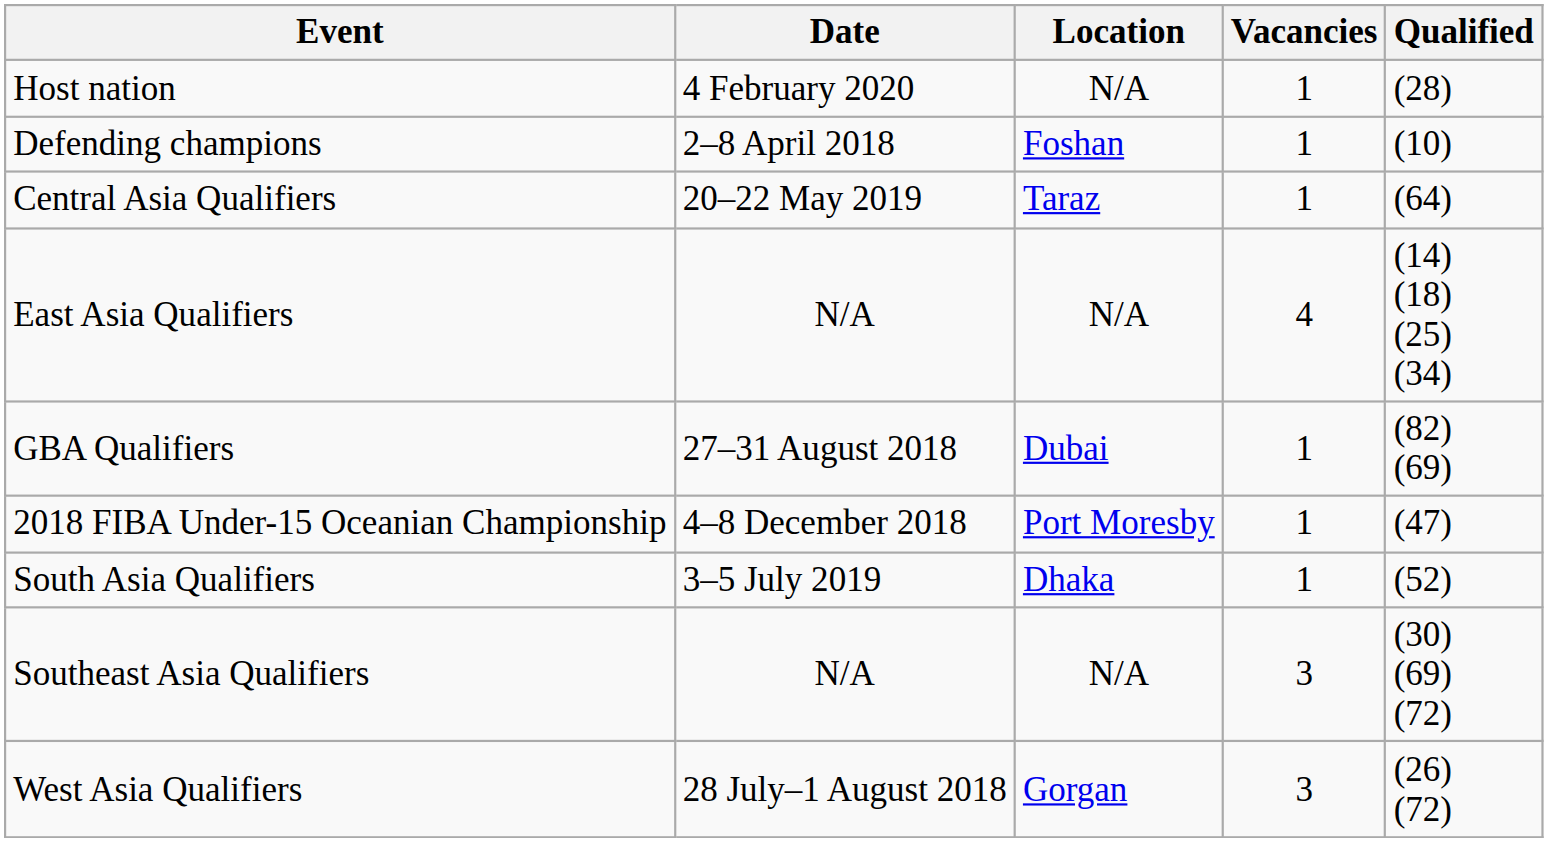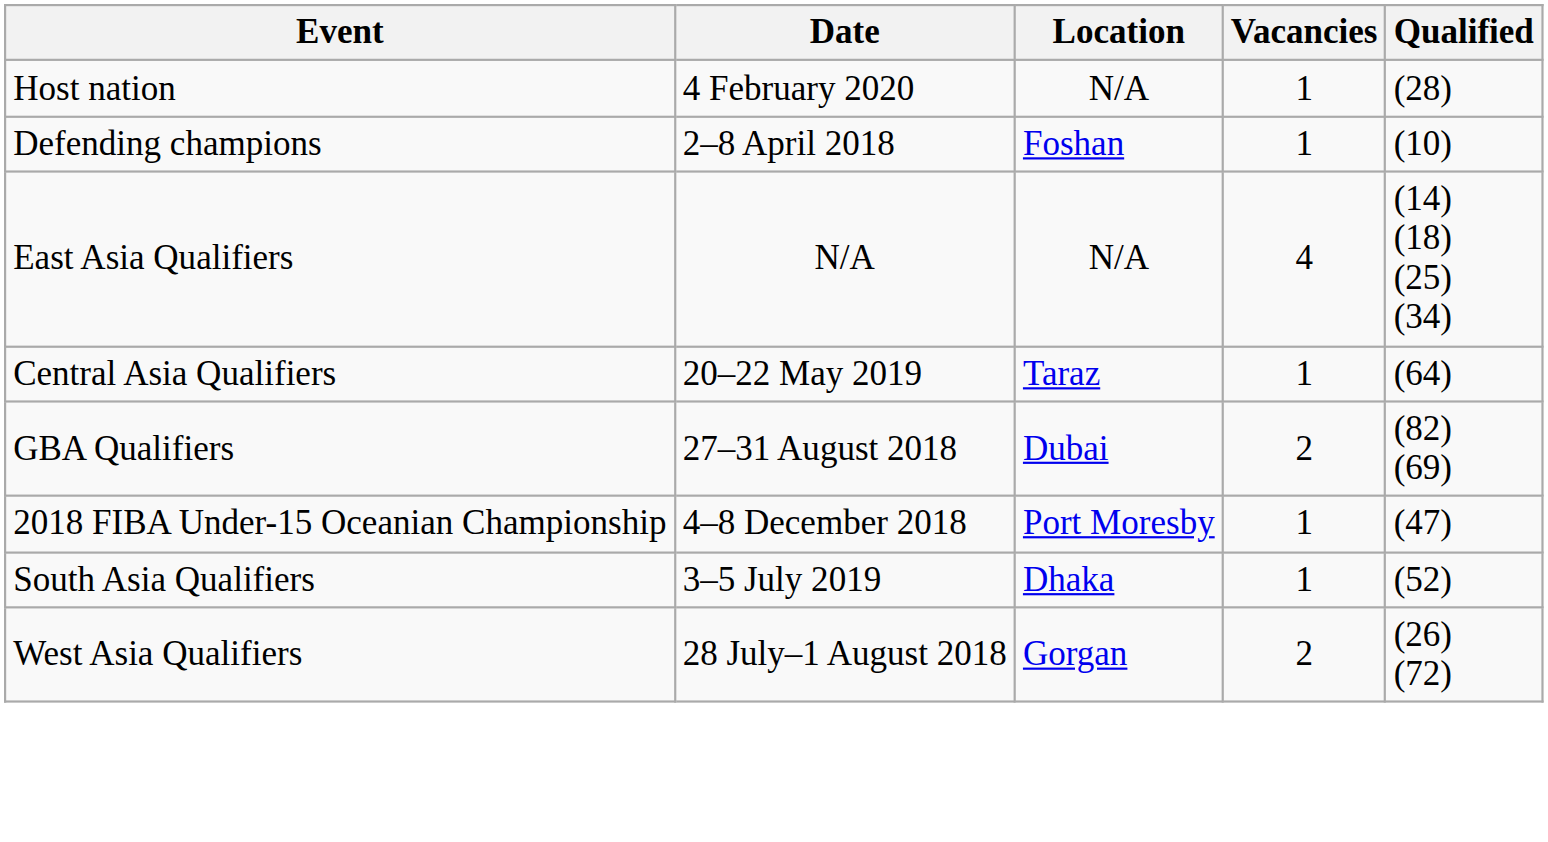rows swapped: (175, 198) <-> (153, 313)
(1304, 448) 1 -> (1304, 448) 2
- row: (191, 673)
(1304, 788) 3 -> (1304, 654) 2
